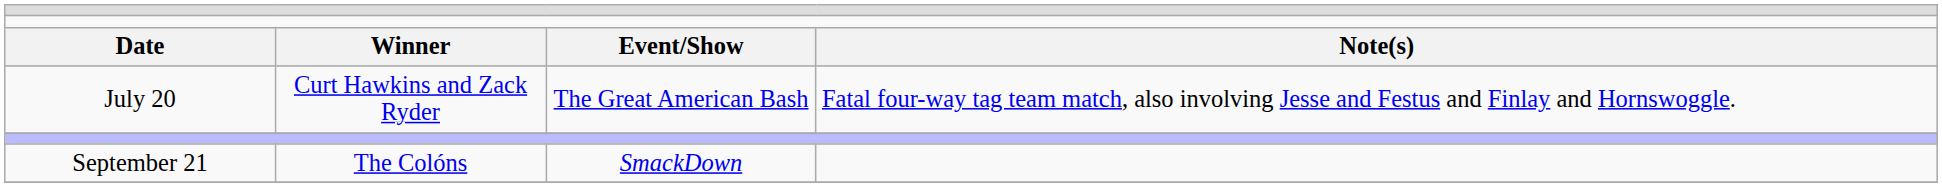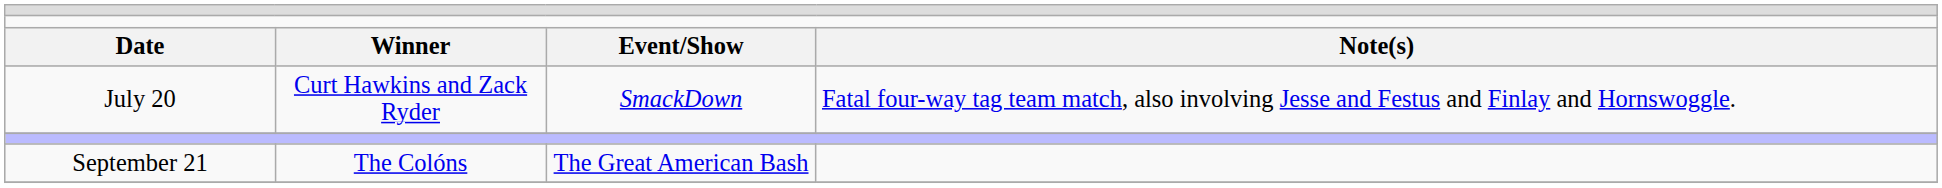(681, 99) The Great American Bash -> (681, 99) SmackDown
(681, 162) SmackDown -> (681, 162) The Great American Bash
